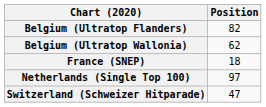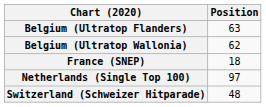(235, 29) 82 -> (235, 29) 63
(235, 94) 47 -> (235, 94) 48
